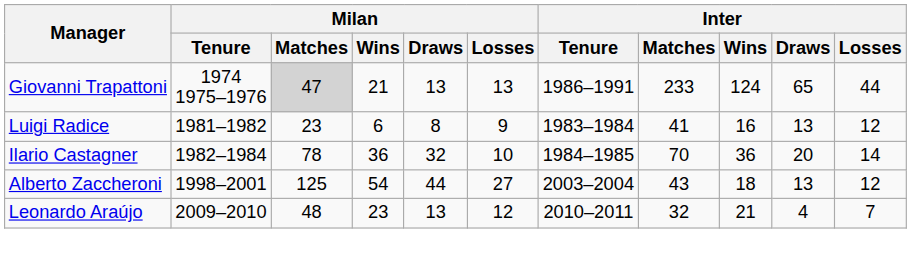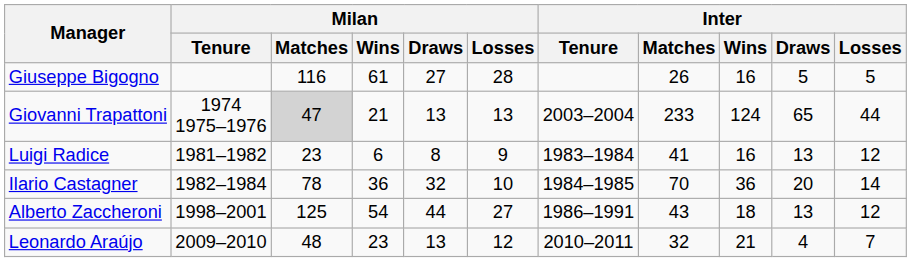+ row: (84, 76)
(588, 87) 1986–1991 -> (588, 116) 2003–2004
(588, 184) 2003–2004 -> (588, 213) 1986–1991
